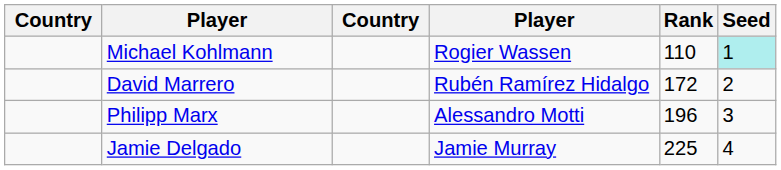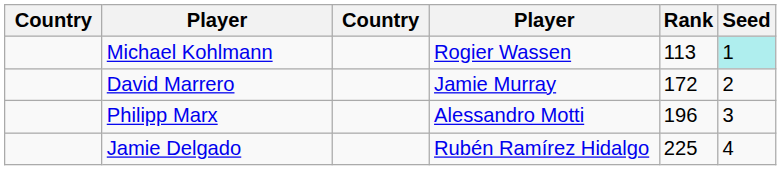(680, 52) 110 -> (680, 52) 113
(542, 84) Rubén Ramírez Hidalgo -> (495, 84) Jamie Murray
(495, 148) Jamie Murray -> (542, 148) Rubén Ramírez Hidalgo
